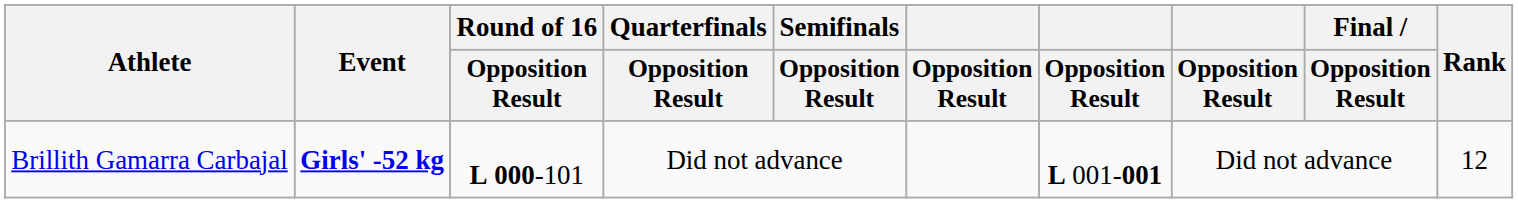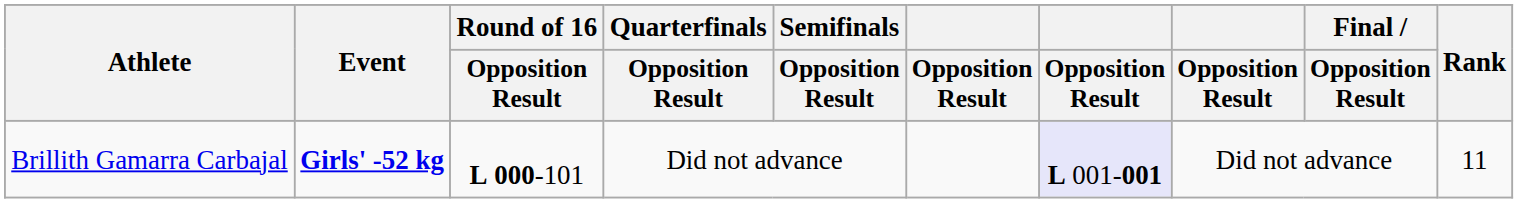(1105, 175) no background -> (1105, 175) lavender background
(1474, 159) 12 -> (1474, 159) 11
